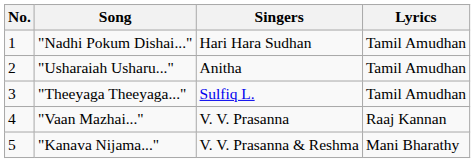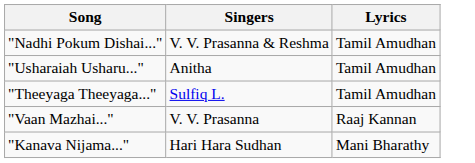- column: (20, 17)
(255, 43) Hari Hara Sudhan -> (249, 43) V. V. Prasanna & Reshma
(279, 145) V. V. Prasanna & Reshma -> (225, 145) Hari Hara Sudhan
